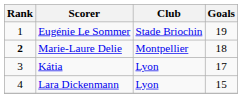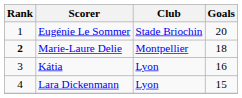(221, 31) 19 -> (221, 31) 20
(221, 66) 17 -> (221, 66) 16
